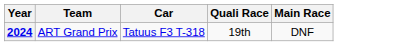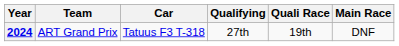+ column: (238, 14)
